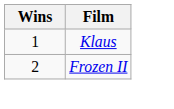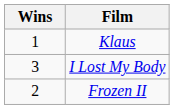+ row: (117, 66)
